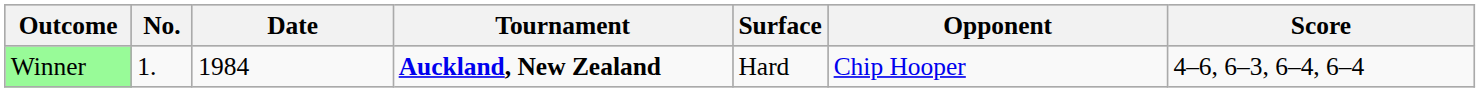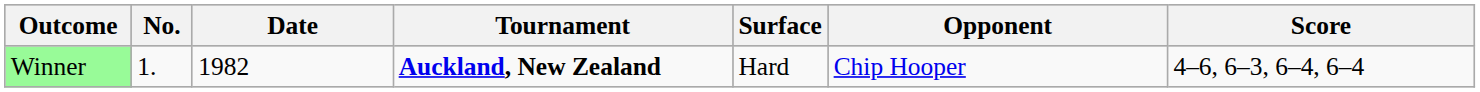(224, 65) 1984 -> (224, 65) 1982
